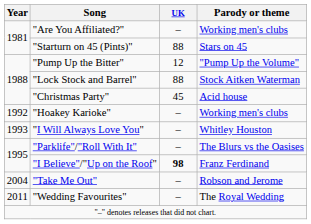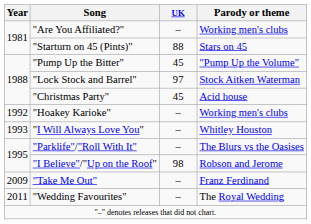(178, 63) 12 -> (178, 63) 45
(178, 79) 88 -> (178, 79) 97
(178, 163) bold -> (178, 163) normal
(234, 163) Franz Ferdinand -> (241, 163) Robson and Jerome
(17, 180) 2004 -> (17, 180) 2009
(241, 180) Robson and Jerome -> (234, 180) Franz Ferdinand
